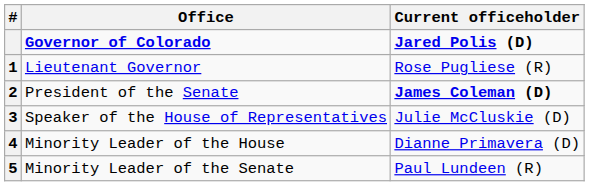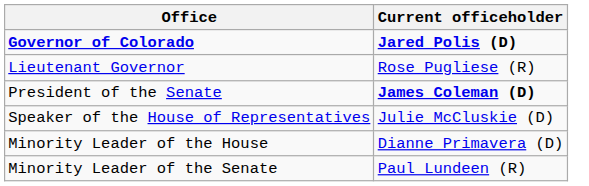- column: (13, 17)
